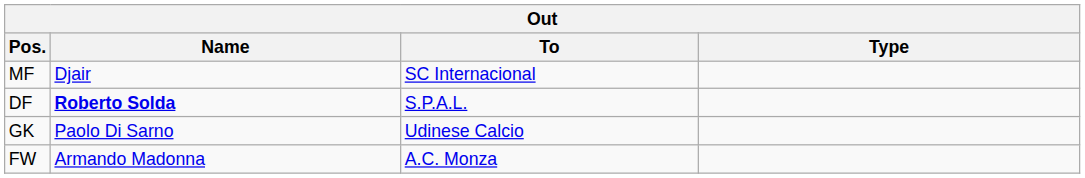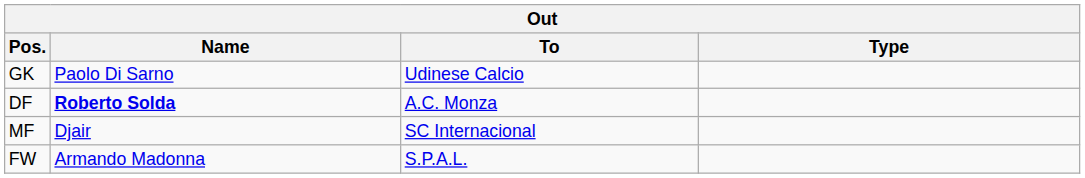rows swapped: (22, 131) <-> (22, 75)
(436, 103) S.P.A.L. -> (451, 103) A.C. Monza
(451, 159) A.C. Monza -> (436, 159) S.P.A.L.
